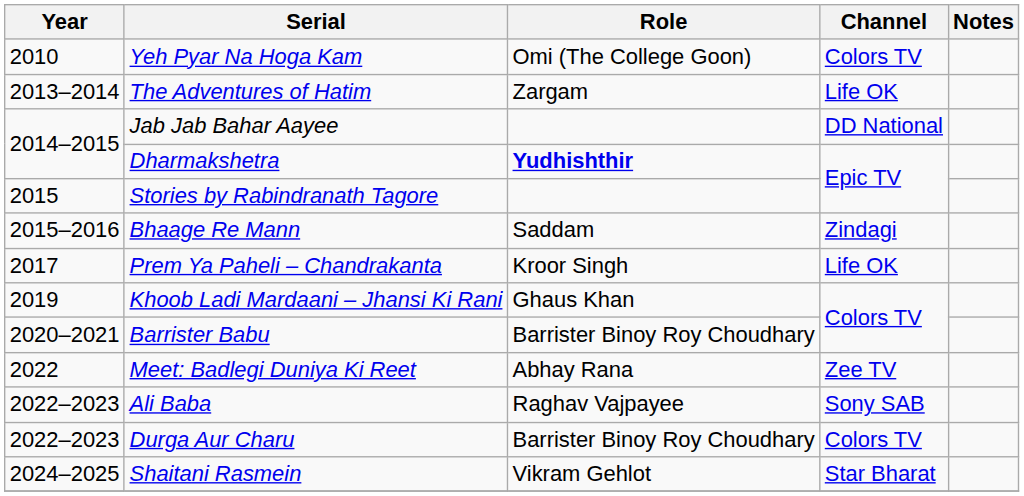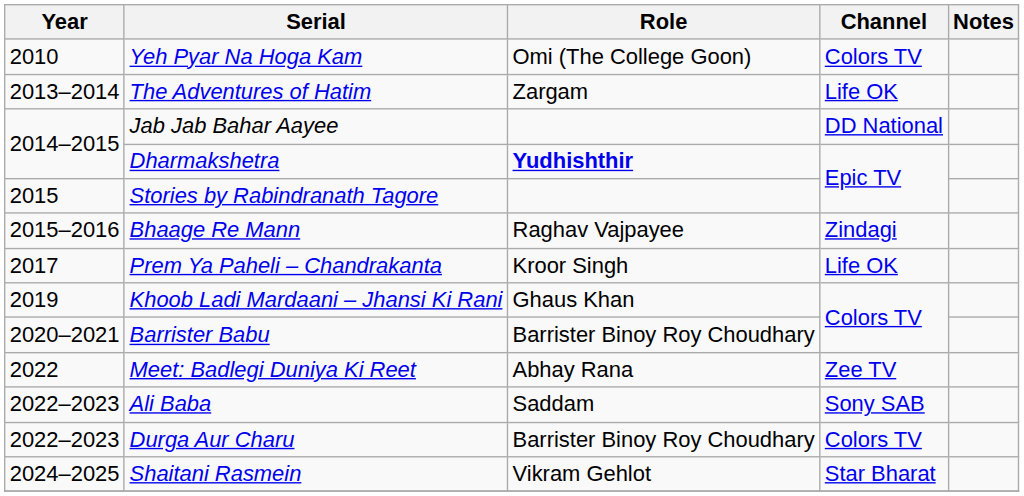(553, 230) Saddam -> (598, 230) Raghav Vajpayee
(598, 404) Raghav Vajpayee -> (553, 404) Saddam
